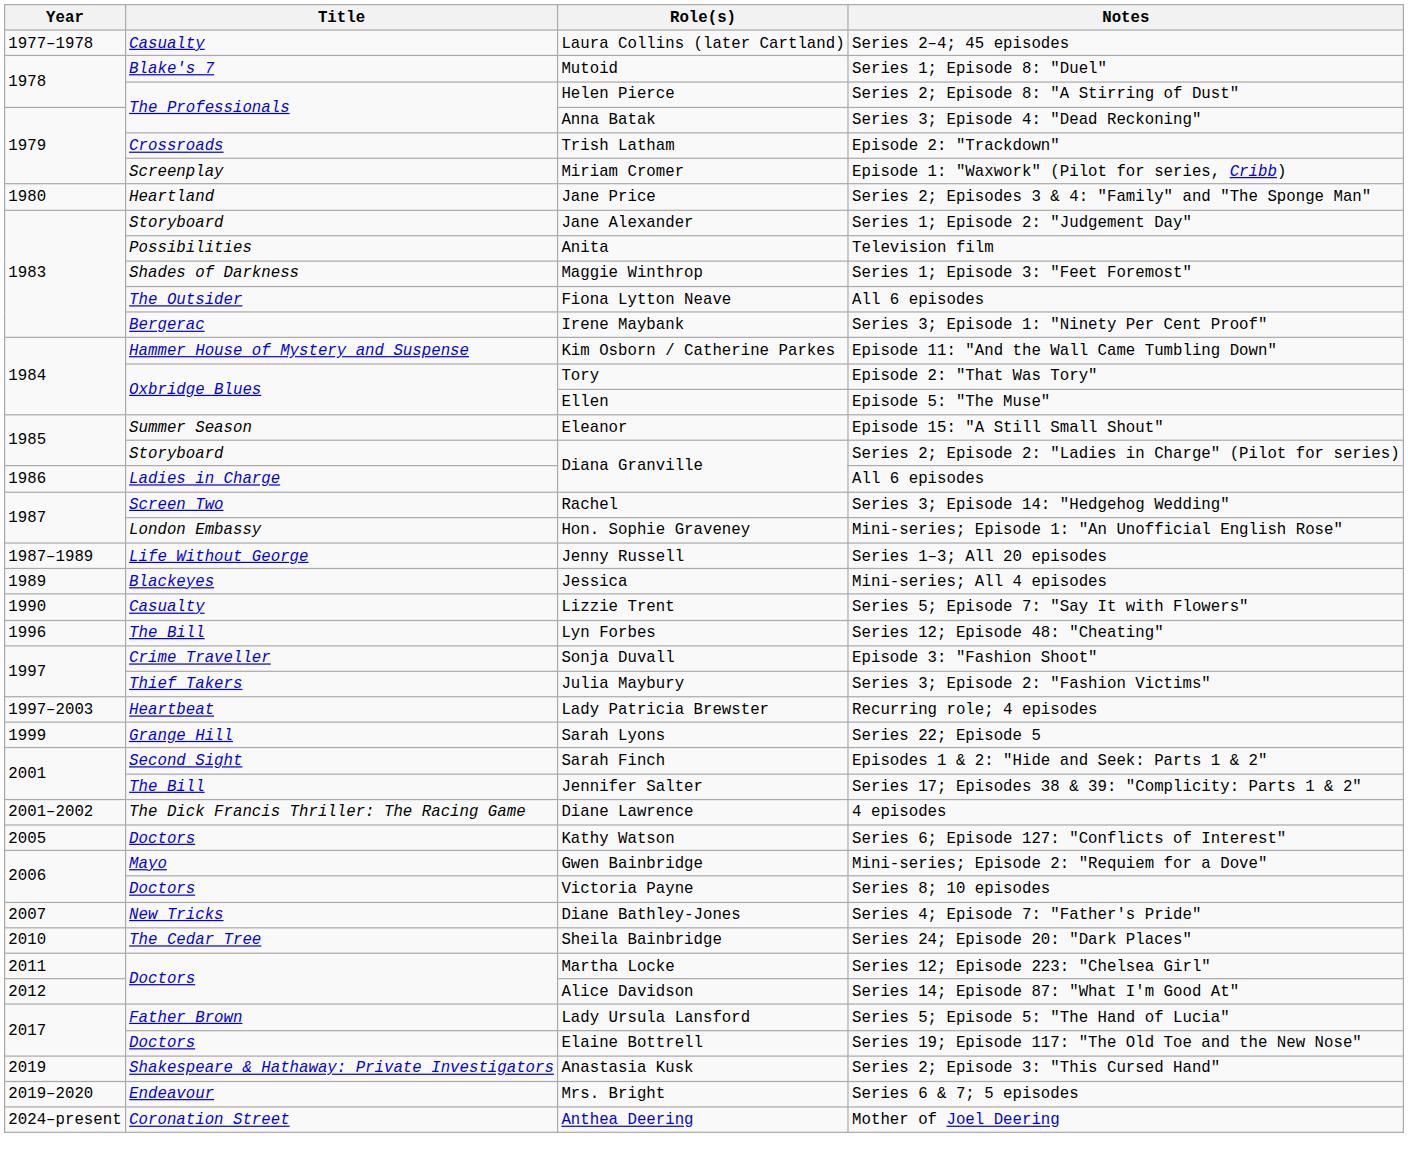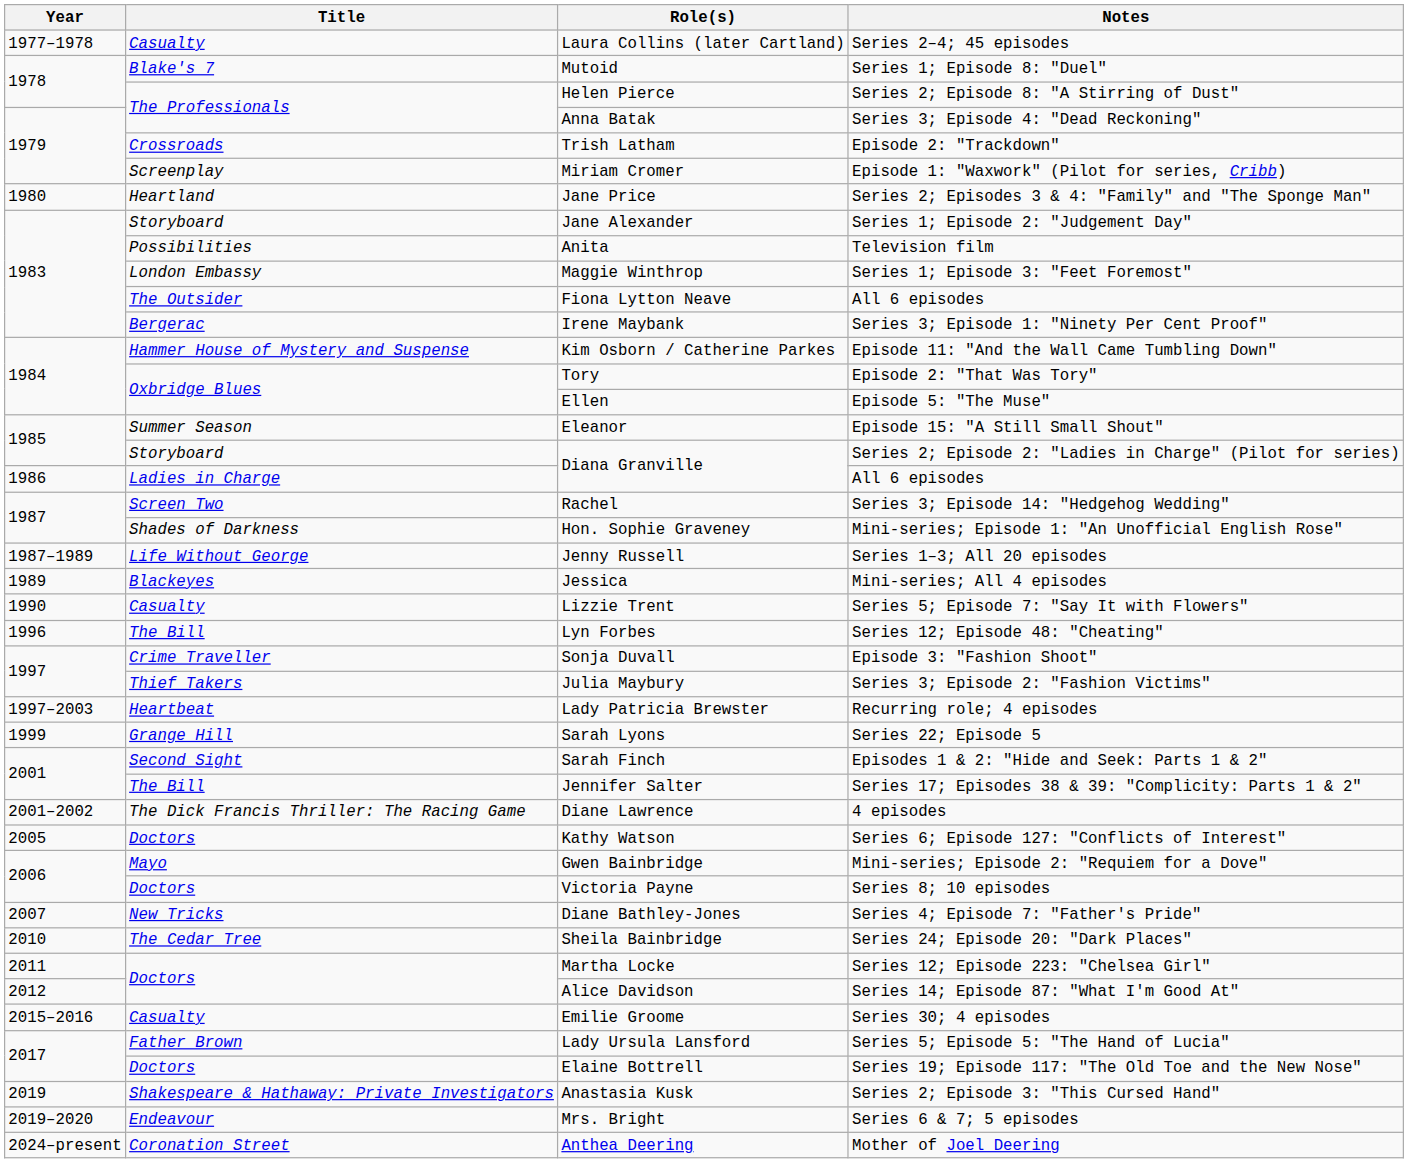(214, 274) Shades of Darkness -> (195, 274) London Embassy
(195, 530) London Embassy -> (214, 530) Shades of Darkness
+ row: (623, 1017)
